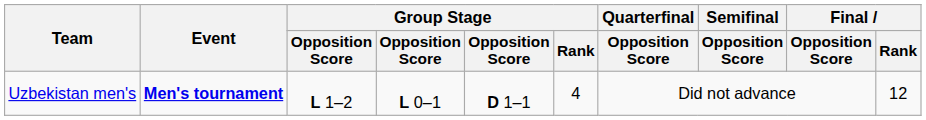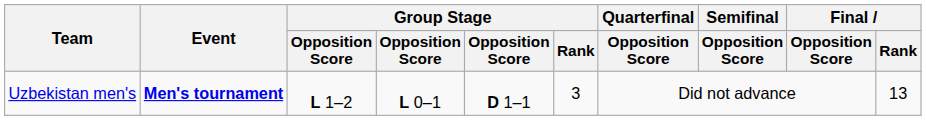(576, 94) 4 -> (576, 94) 3
(898, 94) 12 -> (898, 94) 13
